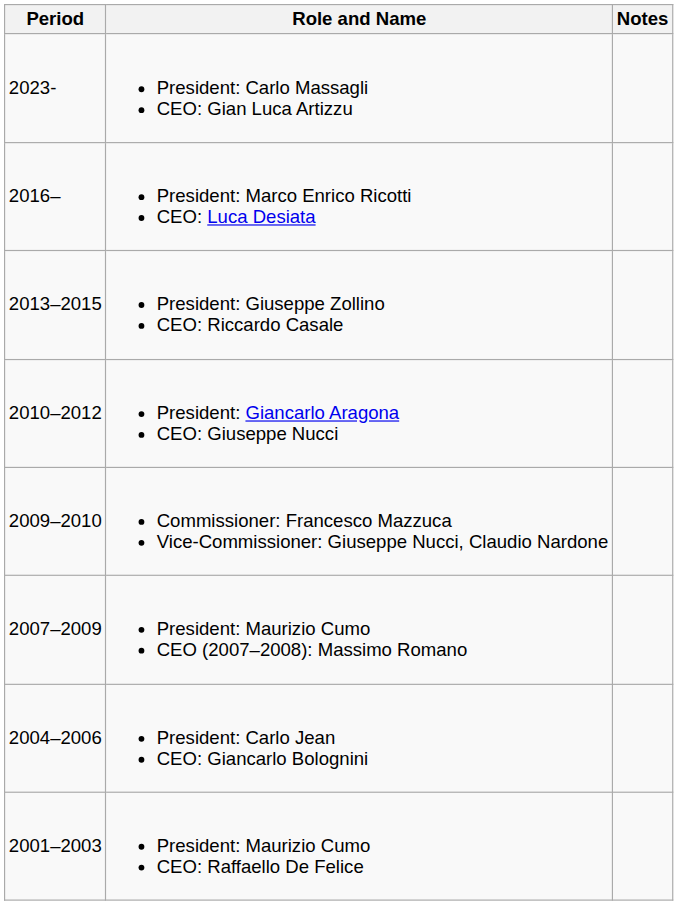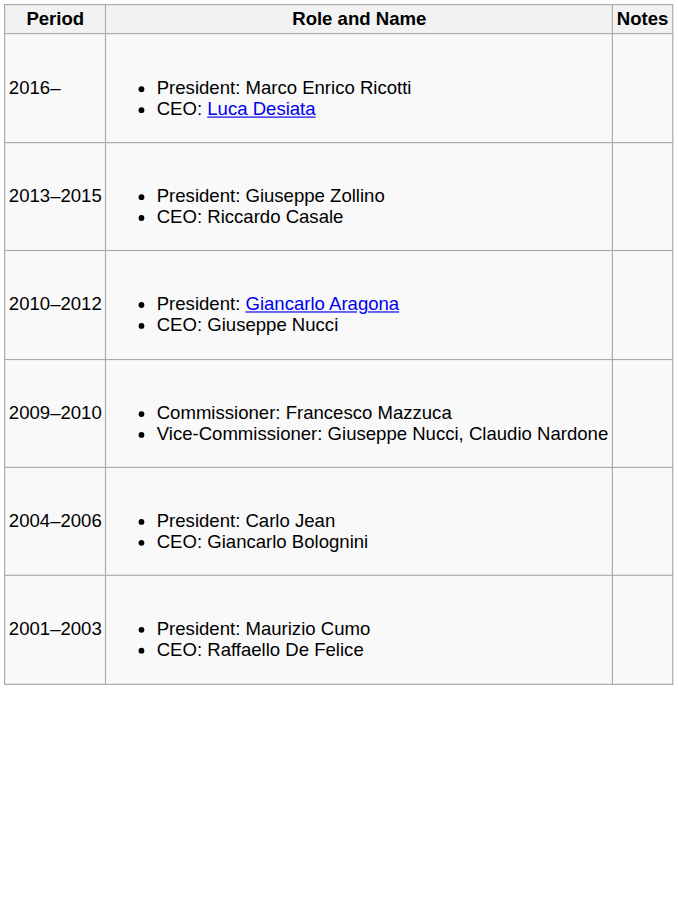- row: (359, 99)
- row: (359, 640)
